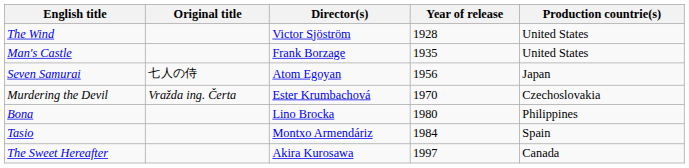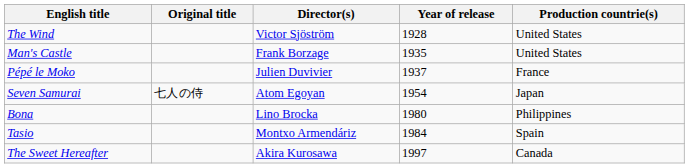+ row: (41, 72)
(425, 74) 1956 -> (414, 93) 1954
- row: (58, 94)
